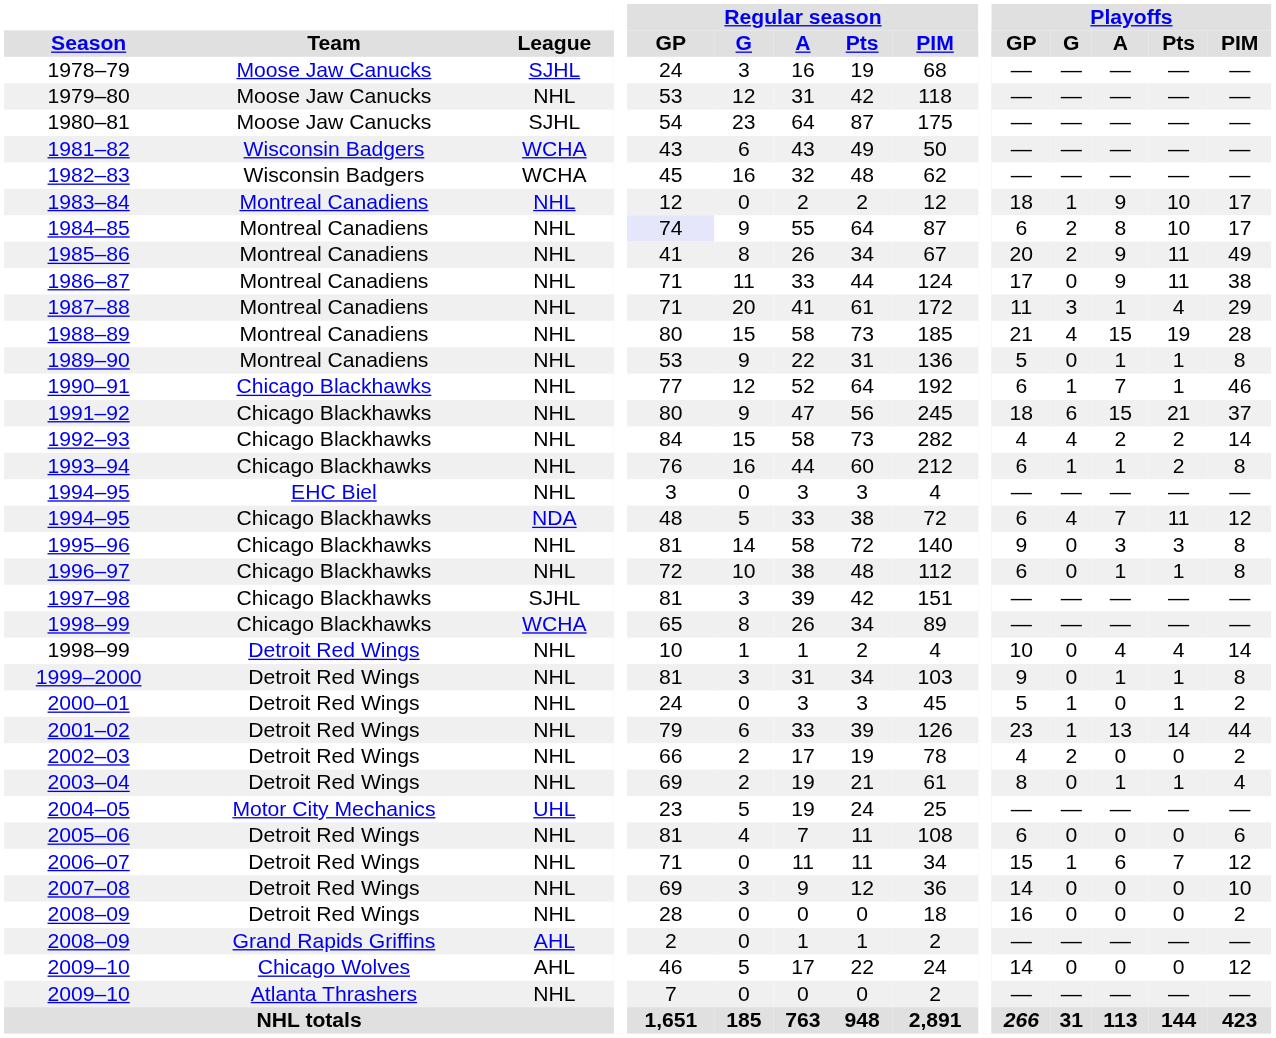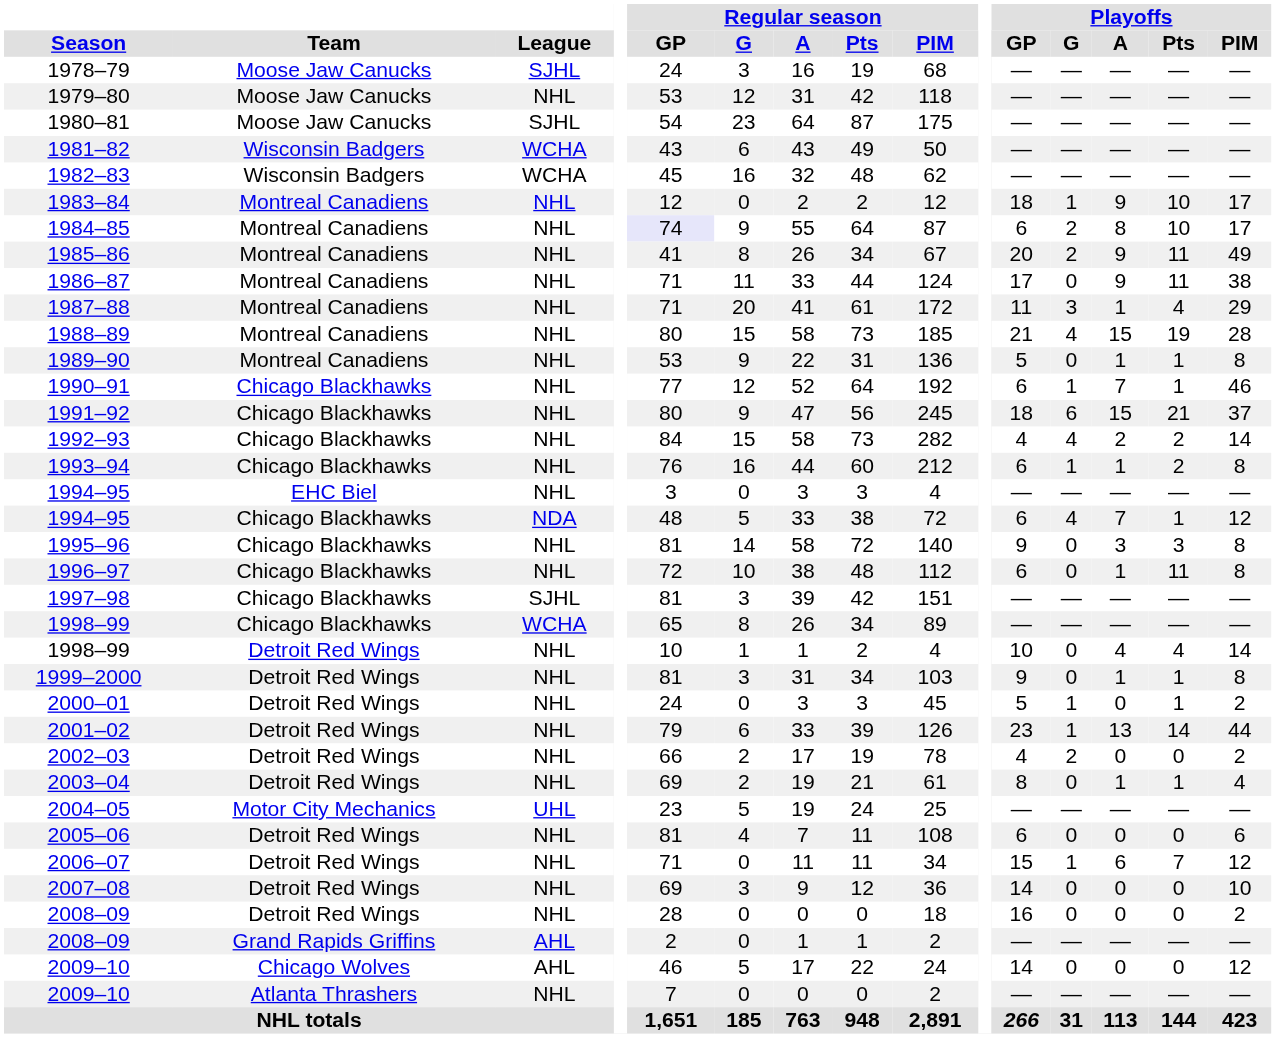(1179, 518) 11 -> (1179, 518) 1
(1179, 571) 1 -> (1179, 571) 11
